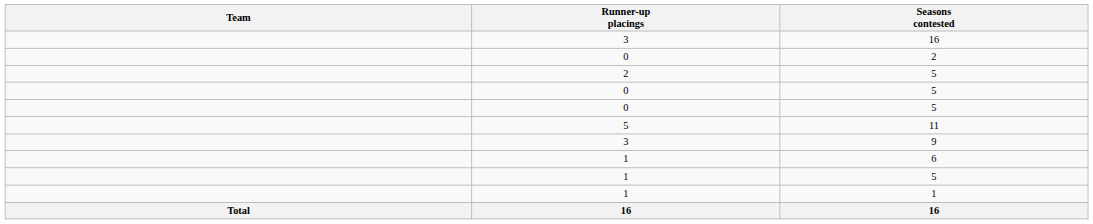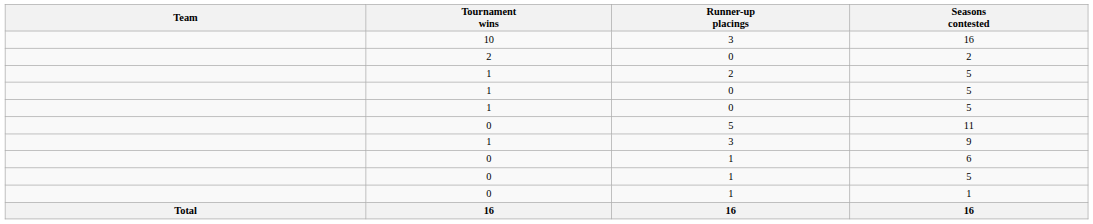+ column: (489, 18)
